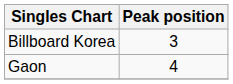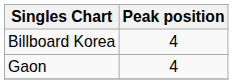(174, 41) 3 -> (174, 41) 4
